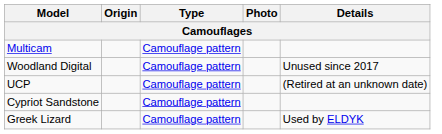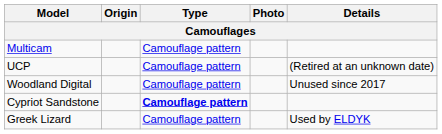rows swapped: (49, 66) <-> (19, 84)
(192, 102) normal -> (195, 102) bold
